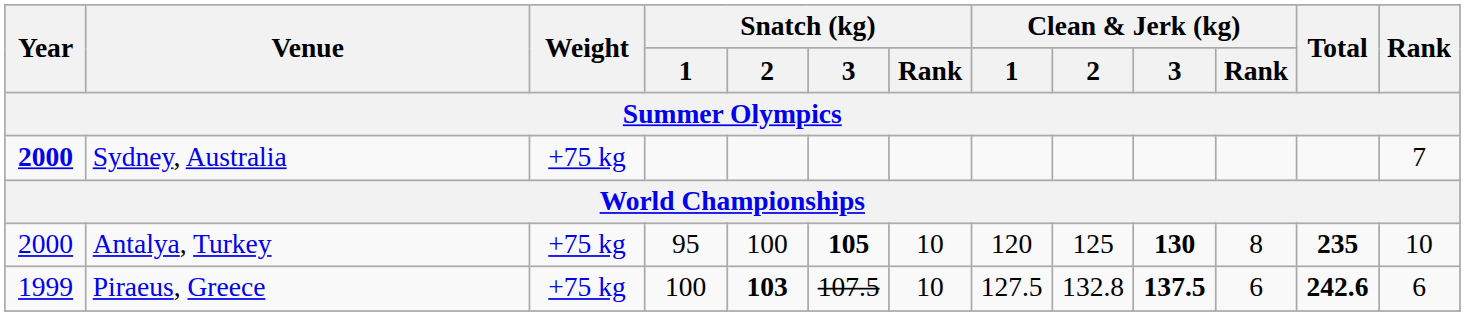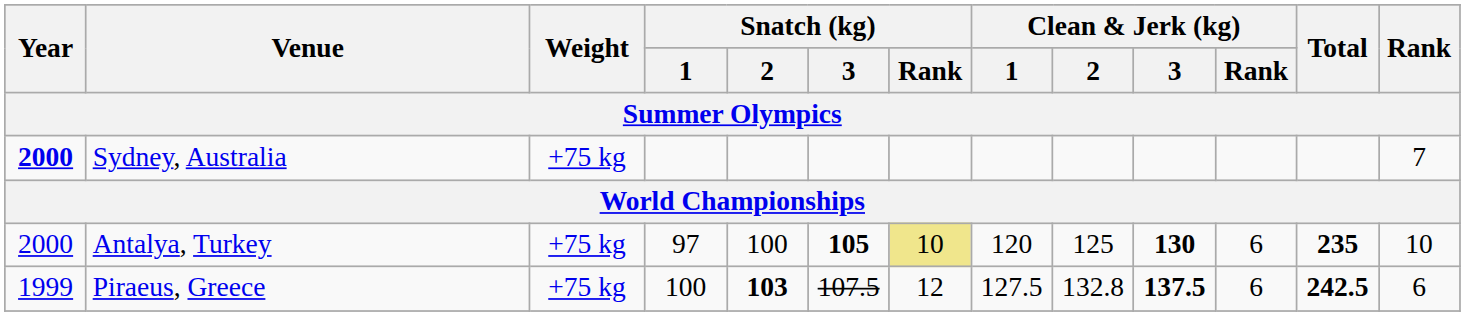(686, 244) 95 -> (686, 244) 97
(930, 244) no background -> (930, 244) khaki background
(1256, 244) 8 -> (1256, 244) 6
(930, 288) 10 -> (930, 288) 12
(1338, 288) 242.6 -> (1338, 288) 242.5
